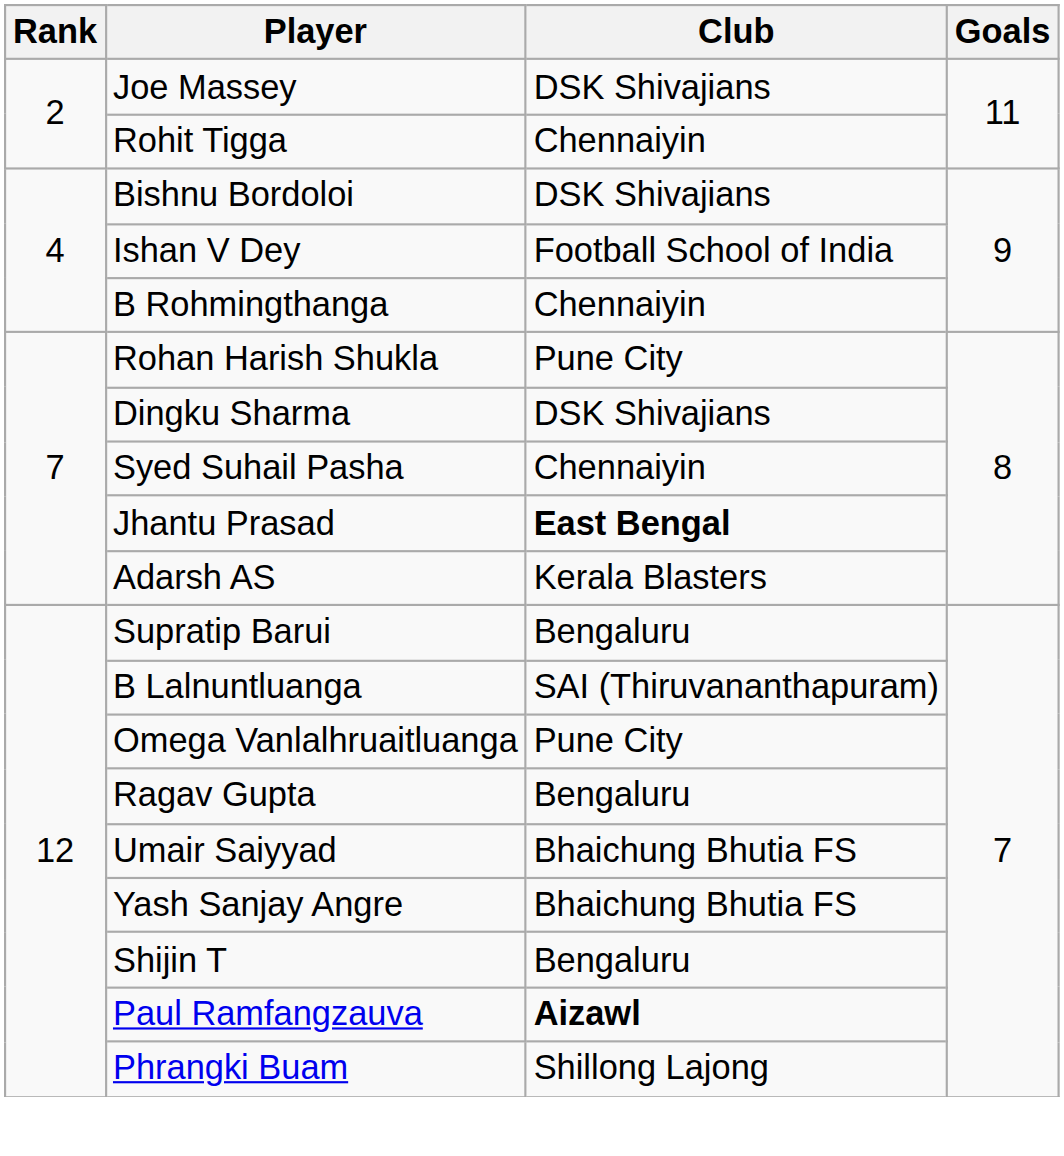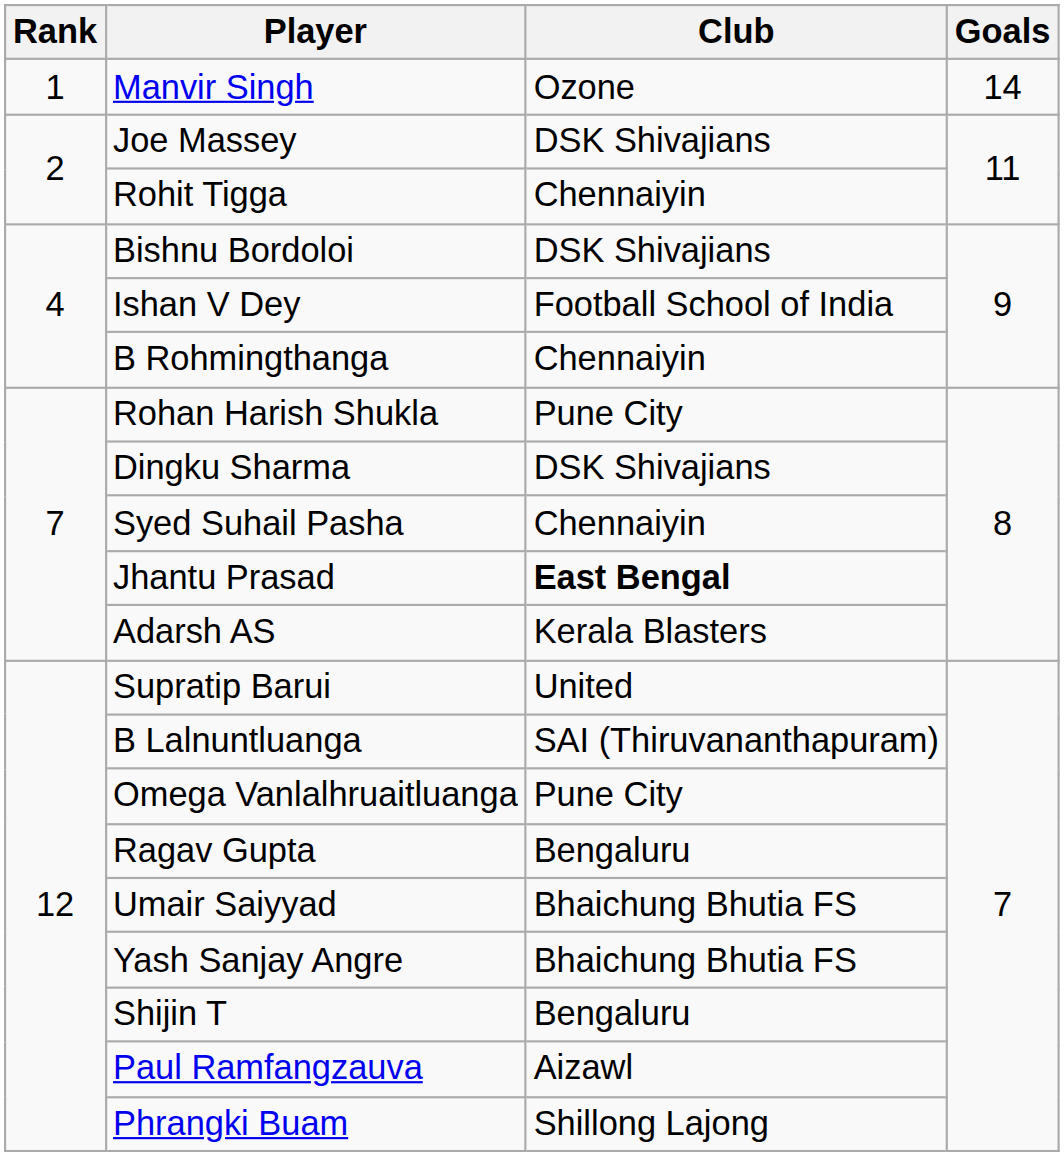+ row: (213, 86)
(612, 631) Bengaluru -> (583, 686) United
(587, 1013) bold -> (583, 1068) normal
